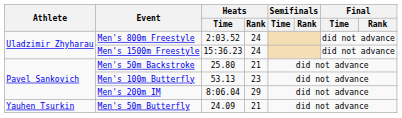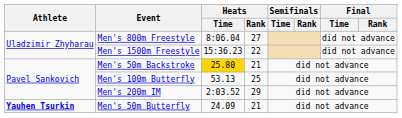(223, 38) 2:03.52 -> (223, 38) 8:06.04
(256, 38) 24 -> (256, 38) 27
(256, 52) 24 -> (256, 52) 22
(223, 65) no background -> (223, 65) gold background
(256, 79) 23 -> (256, 79) 25
(223, 92) 8:06.04 -> (223, 92) 2:03.52
(40, 106) normal -> (40, 106) bold
